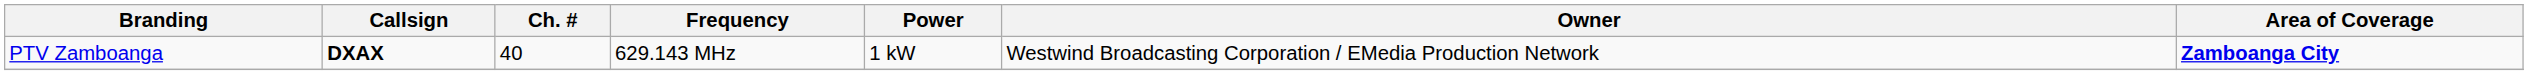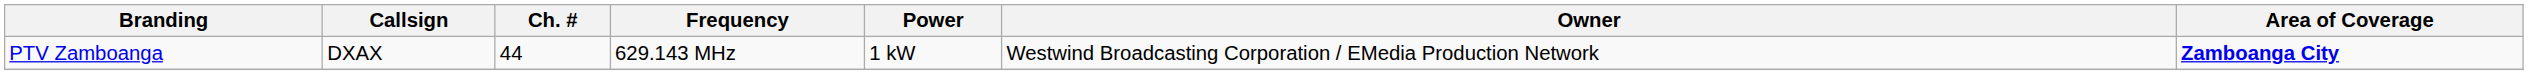(356, 52) bold -> (355, 52) normal
(511, 52) 40 -> (511, 52) 44
